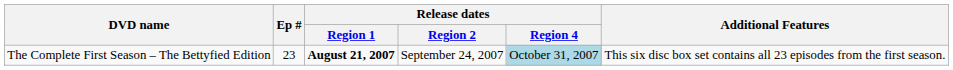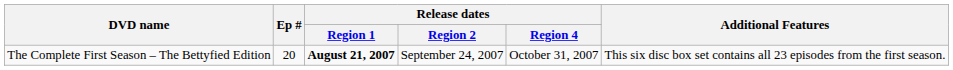(289, 55) 23 -> (289, 55) 20
(554, 55) lightblue background -> (554, 55) no background
